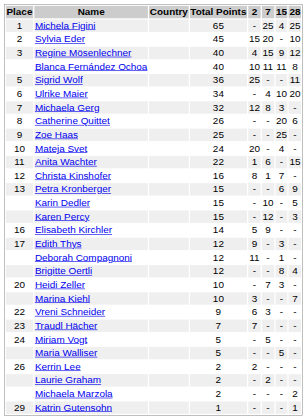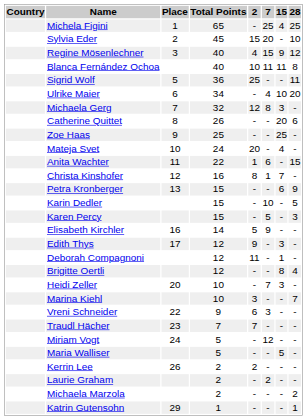columns swapped: (19, 12) <-> (169, 12)
(268, 216) 12 -> (268, 216) 5
(268, 339) 5 -> (268, 339) 12
